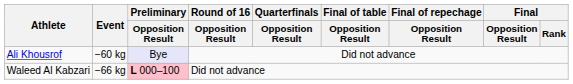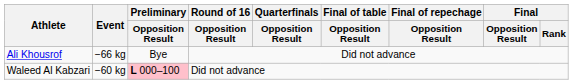(110, 55) −60 kg -> (110, 55) −66 kg
(158, 55) lavender background -> (158, 55) no background
(110, 71) −66 kg -> (110, 71) −60 kg
